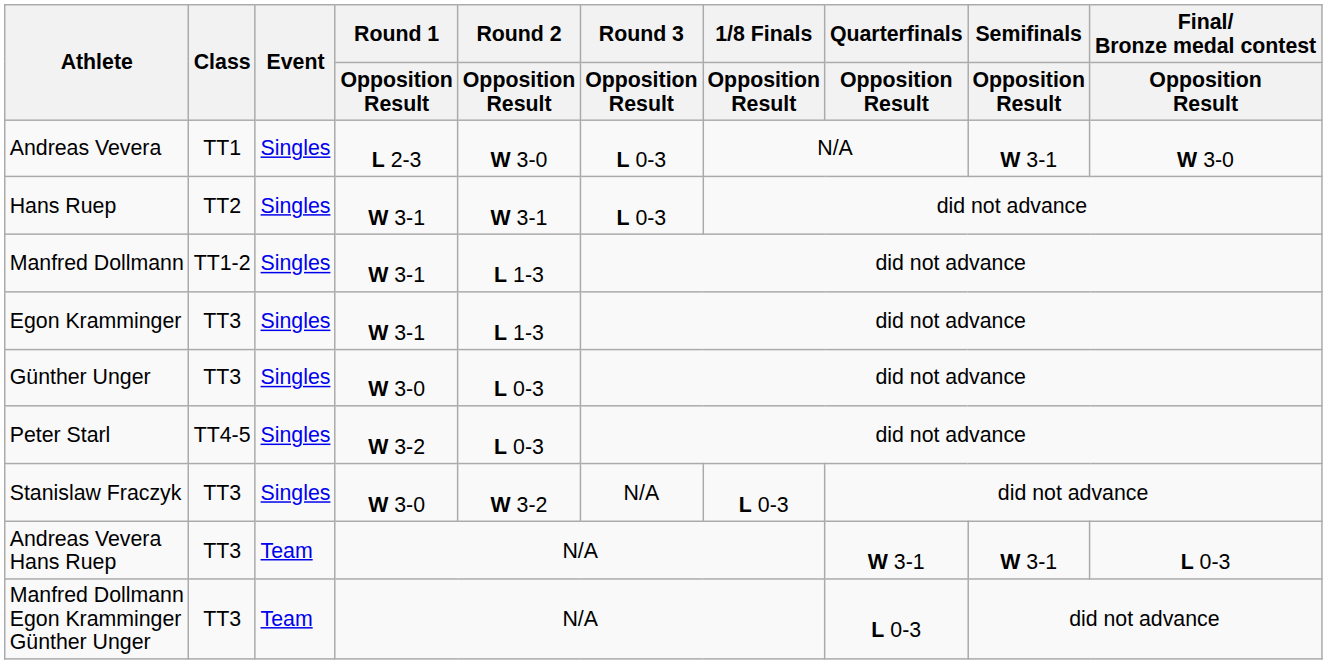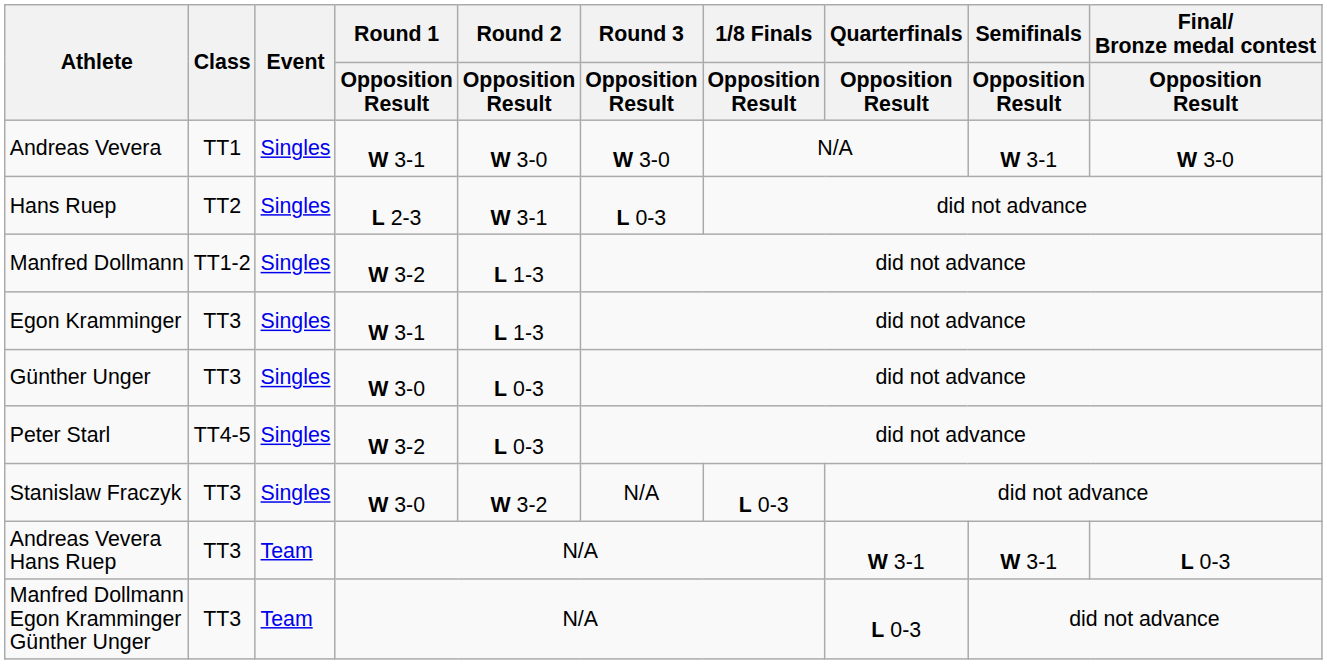(397, 160) L 2-3 -> (397, 160) W 3-1
(641, 160) L 0-3 -> (641, 160) W 3-0
(397, 218) W 3-1 -> (397, 218) L 2-3
(397, 275) W 3-1 -> (397, 275) W 3-2
